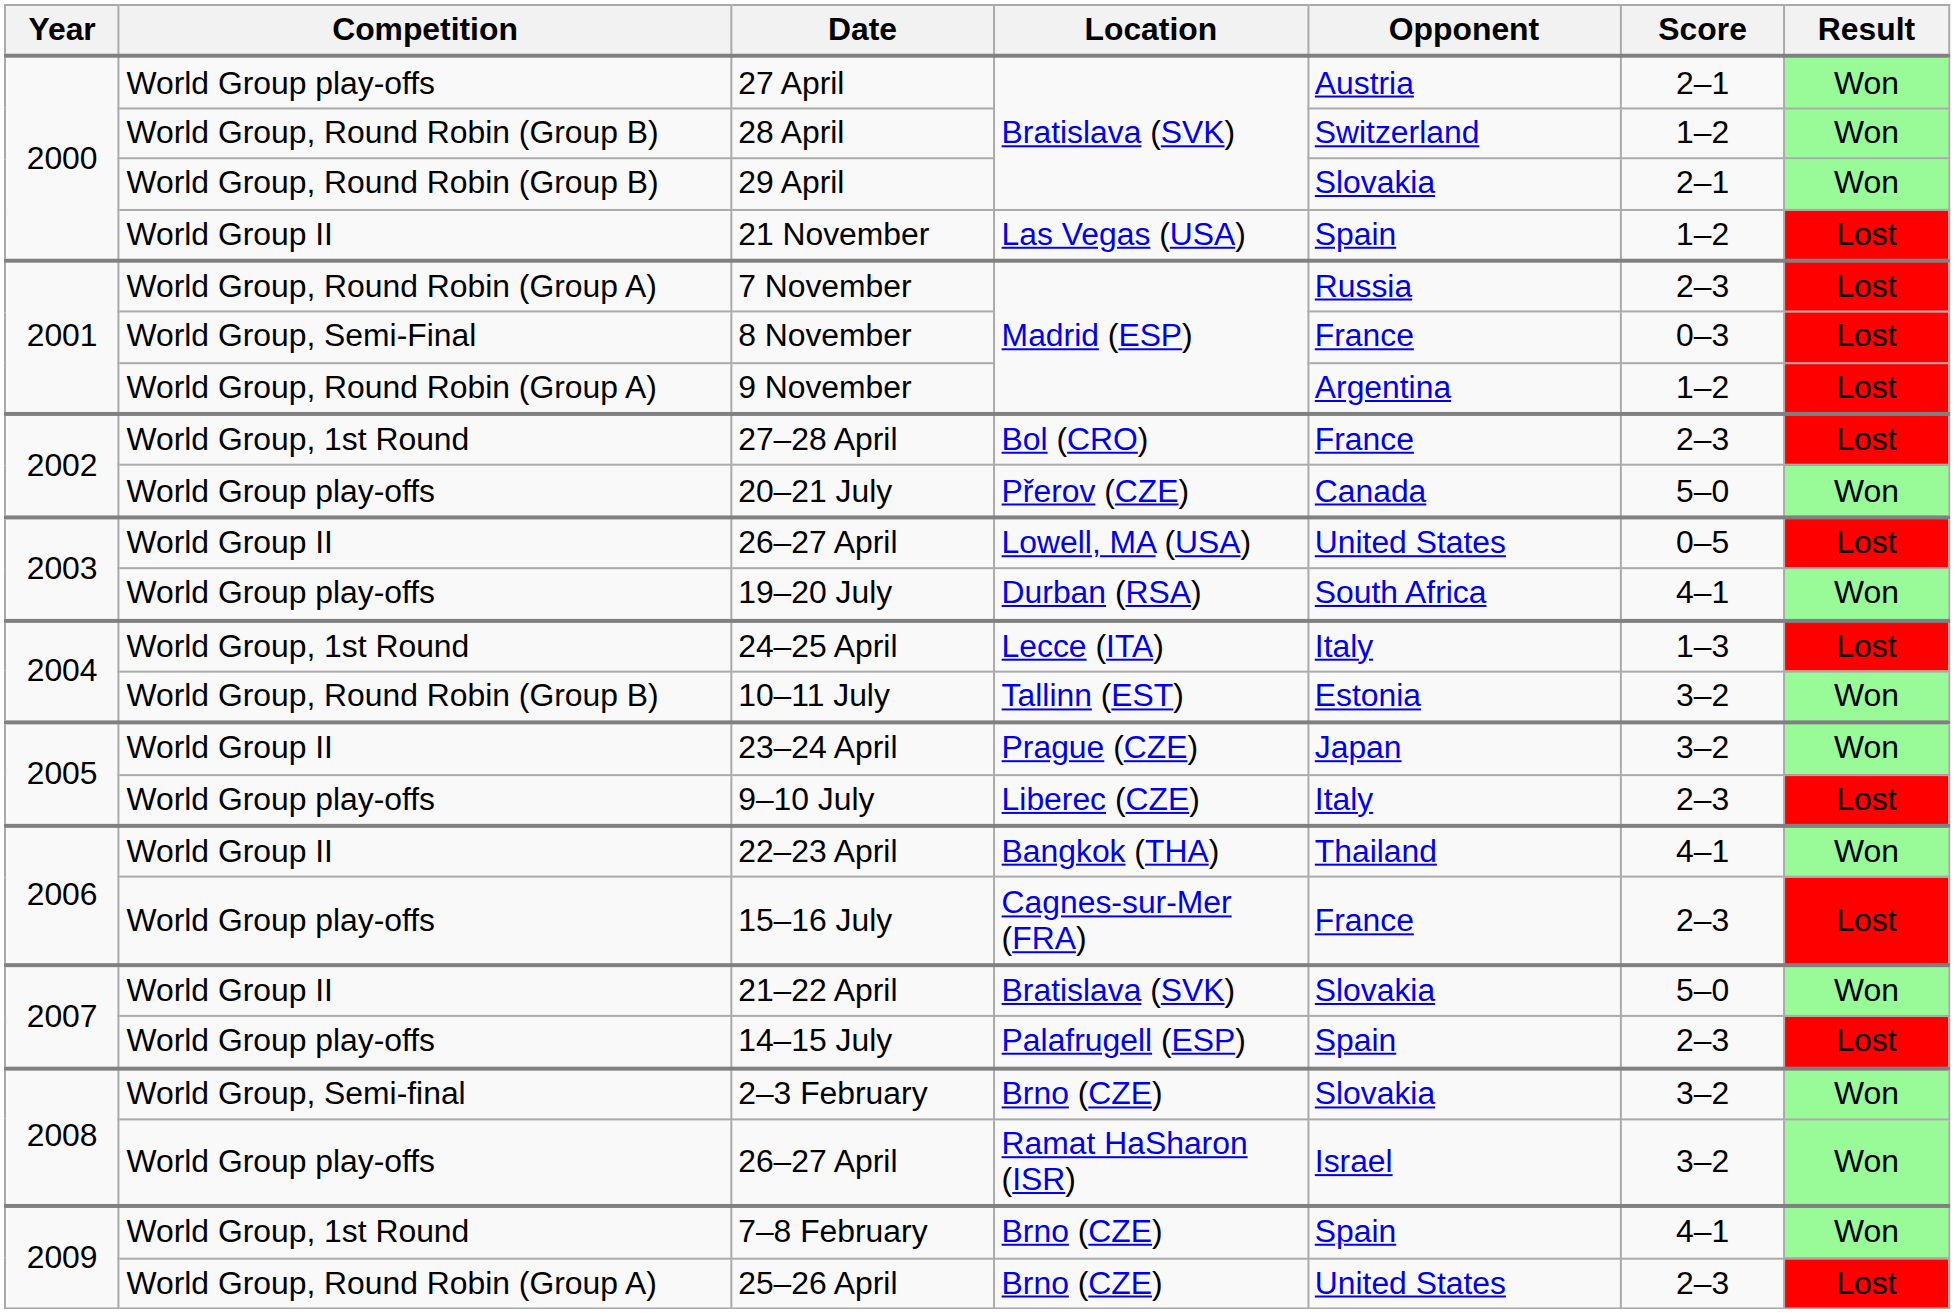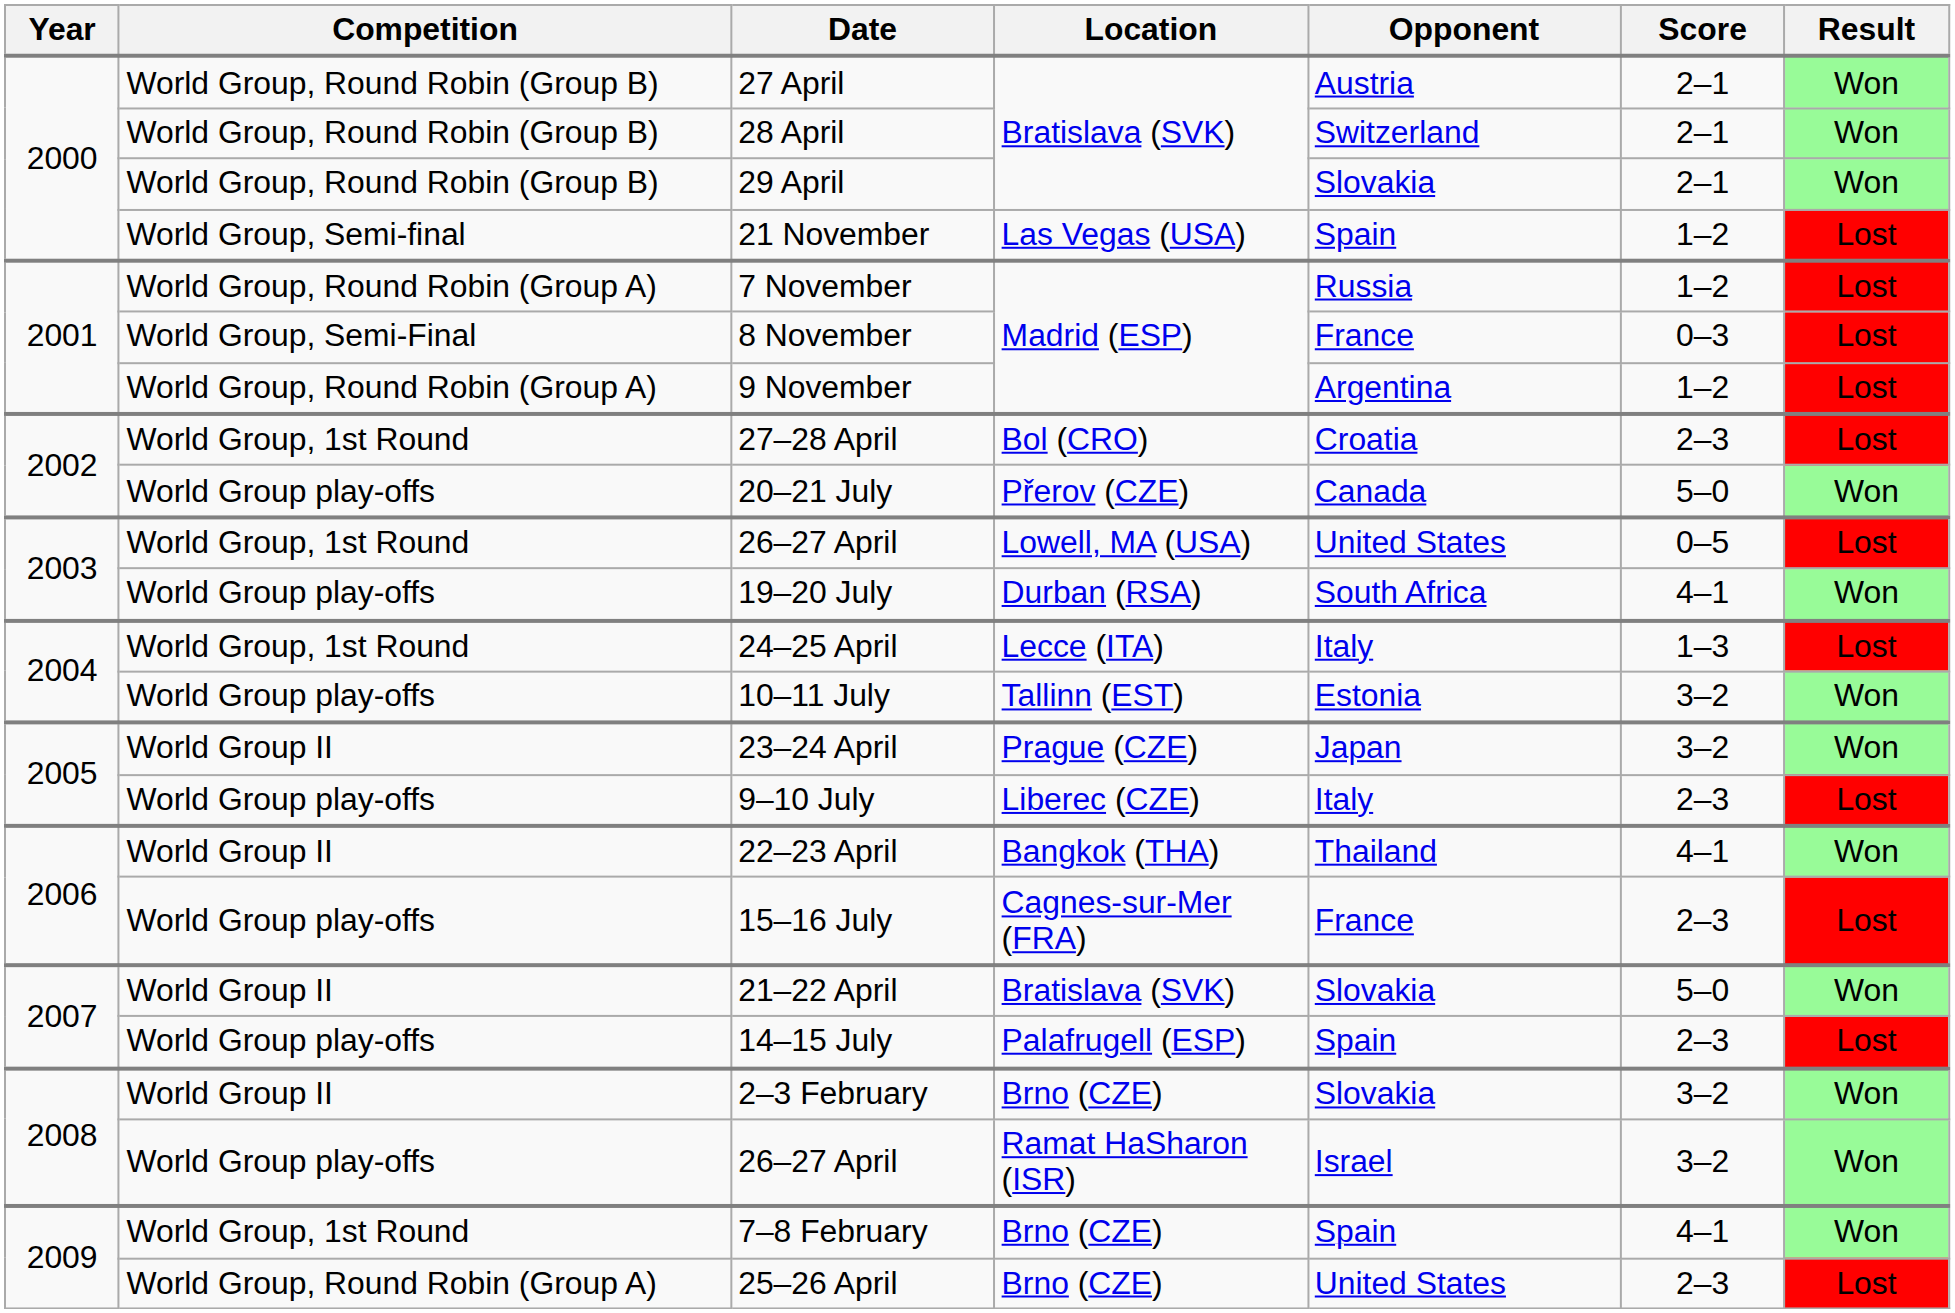(281, 82) World Group play-offs -> (393, 82) World Group, Round Robin (Group B)
(1703, 132) 1–2 -> (1703, 132) 2–1
(230, 233) World Group II -> (296, 233) World Group, Semi-final
(1703, 286) 2–3 -> (1703, 286) 1–2
(1364, 439) France -> (1366, 439) Croatia
(230, 542) World Group II -> (298, 542) World Group, 1st Round
(393, 696) World Group, Round Robin (Group B) -> (281, 696) World Group play-offs
(296, 1093) World Group, Semi-final -> (230, 1093) World Group II
